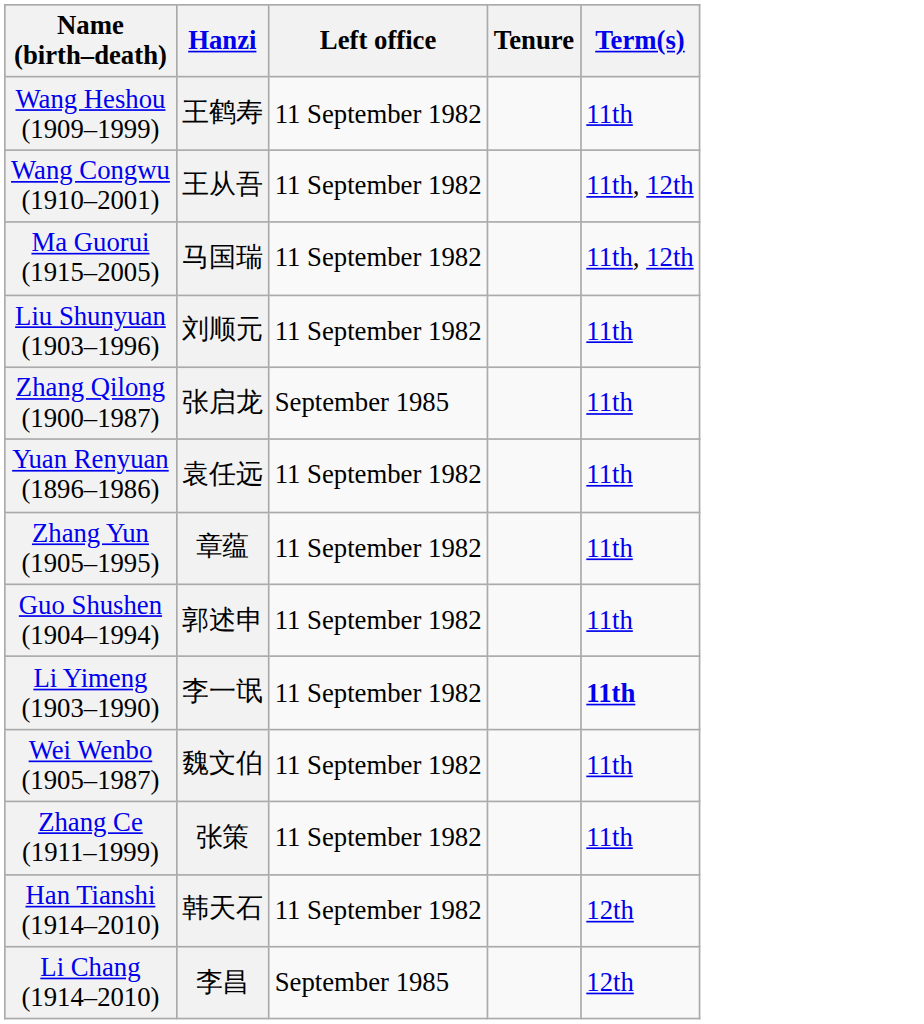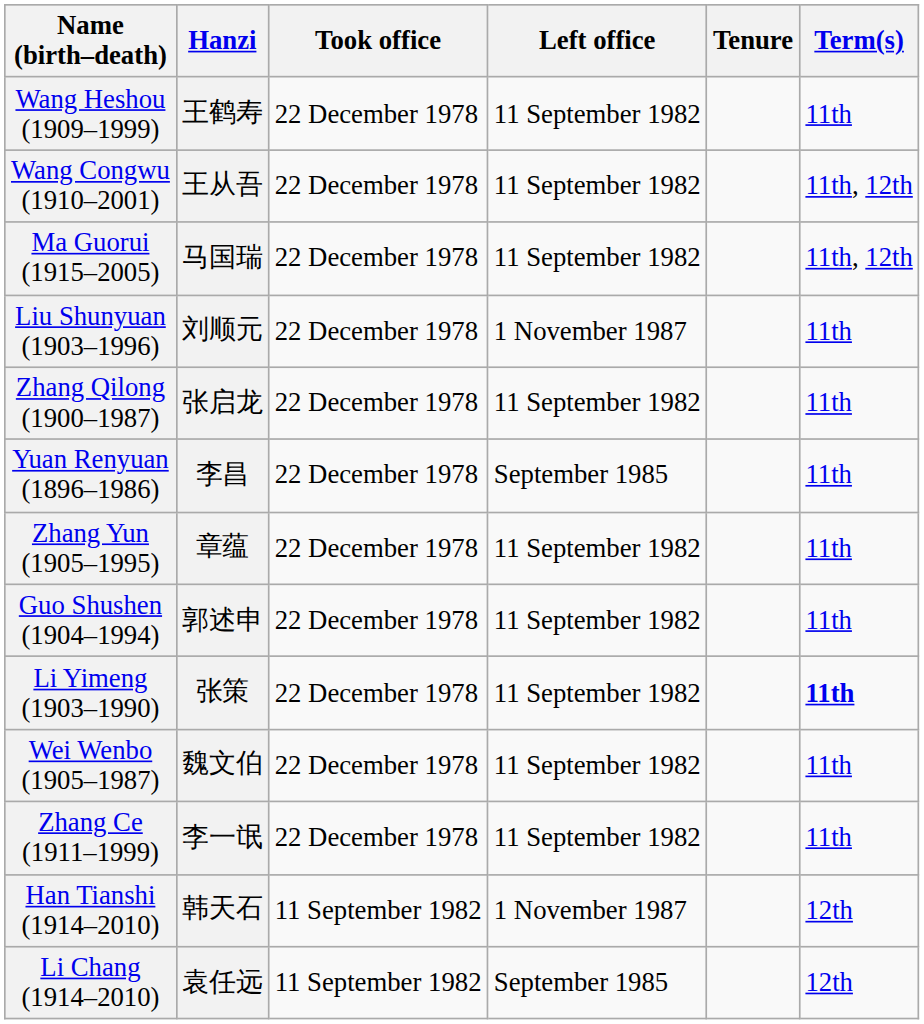+ column: (378, 40)
(378, 330) 11 September 1982 -> (590, 330) 1 November 1987
(362, 402) September 1985 -> (597, 402) 11 September 1982
(222, 474) 袁任远 -> (222, 474) 李昌
(378, 475) 11 September 1982 -> (581, 475) September 1985
(222, 691) 李一氓 -> (222, 691) 张策
(222, 836) 张策 -> (222, 836) 李一氓
(378, 909) 11 September 1982 -> (590, 909) 1 November 1987
(222, 981) 李昌 -> (222, 981) 袁任远
